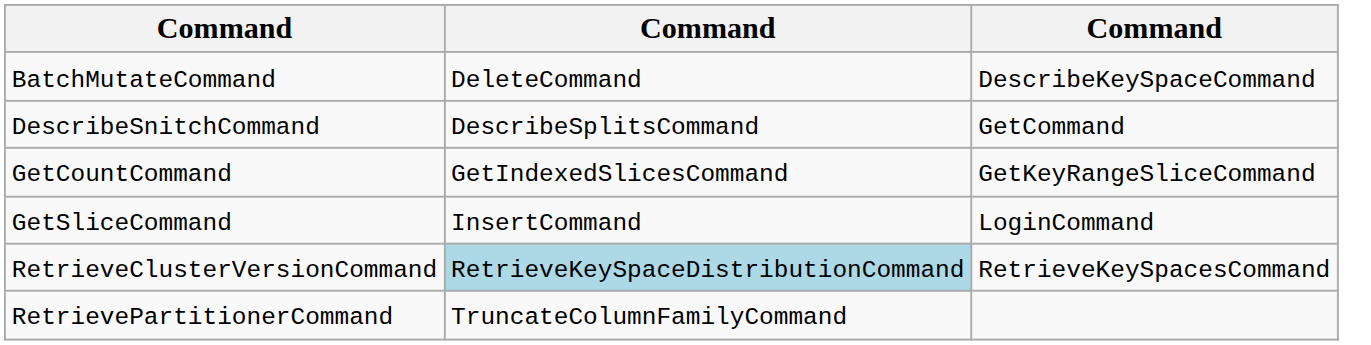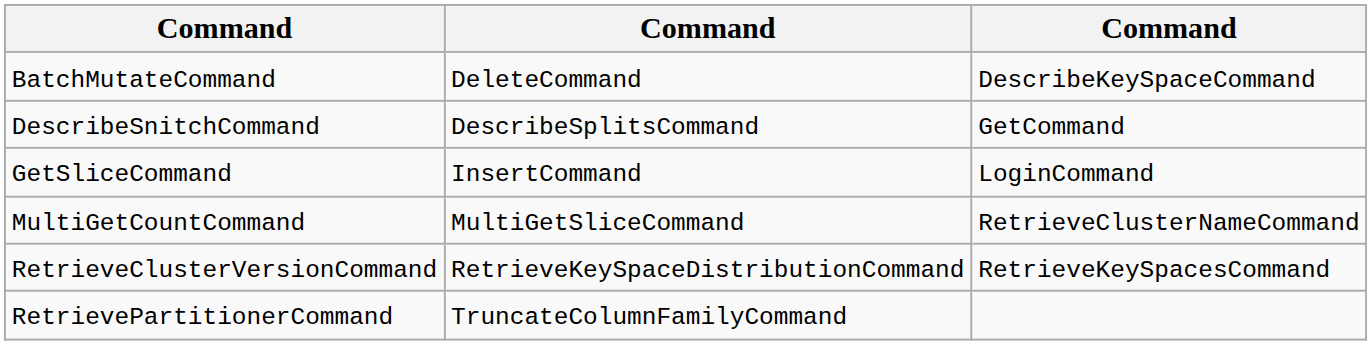- row: (122, 175)
+ row: (159, 222)
(708, 270) lightblue background -> (708, 270) no background
